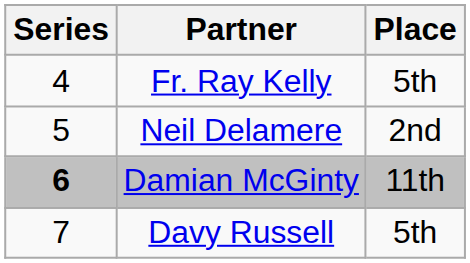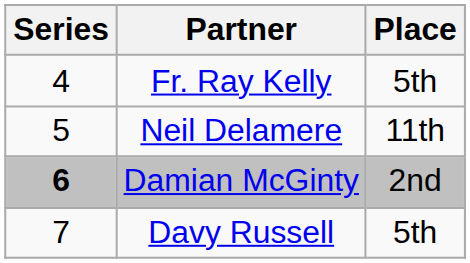(415, 130) 2nd -> (415, 130) 11th
(415, 181) 11th -> (415, 181) 2nd
